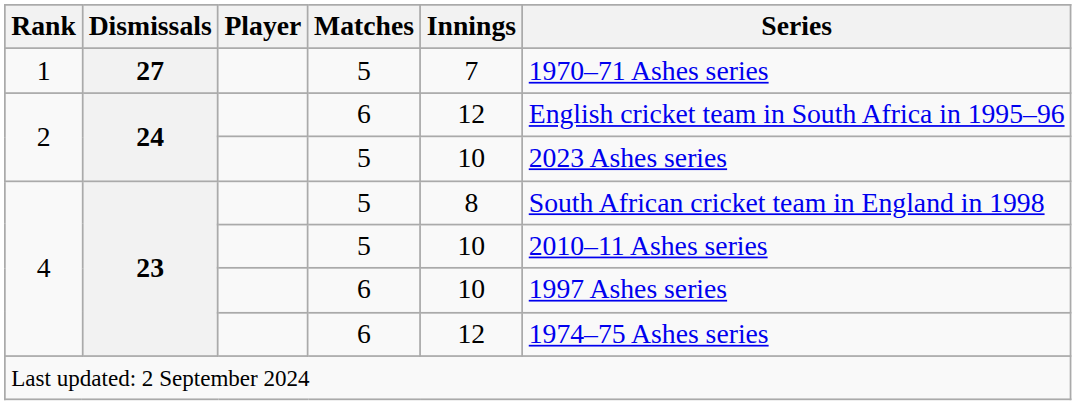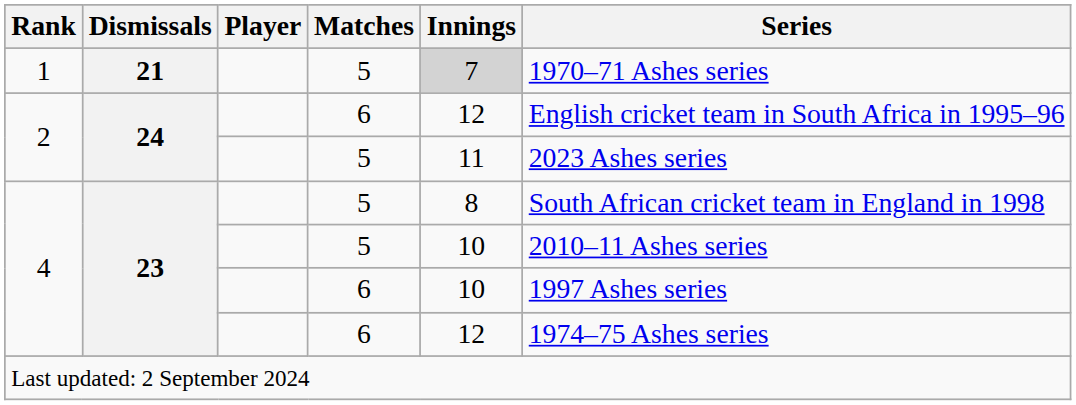(150, 70) 27 -> (150, 70) 21
(471, 70) no background -> (471, 70) lightgrey background
(471, 158) 10 -> (471, 158) 11
